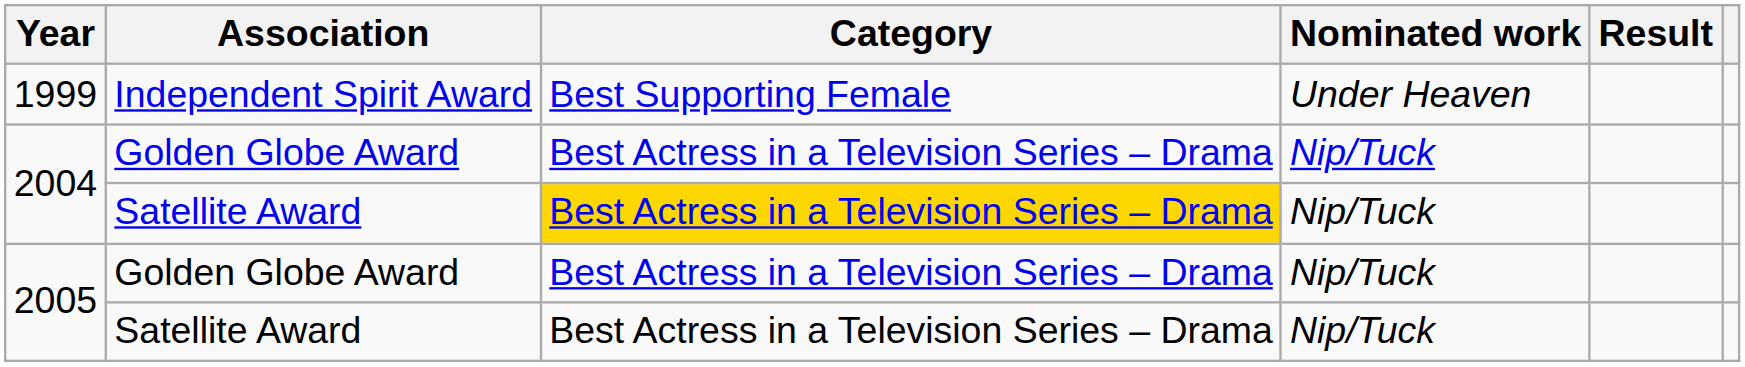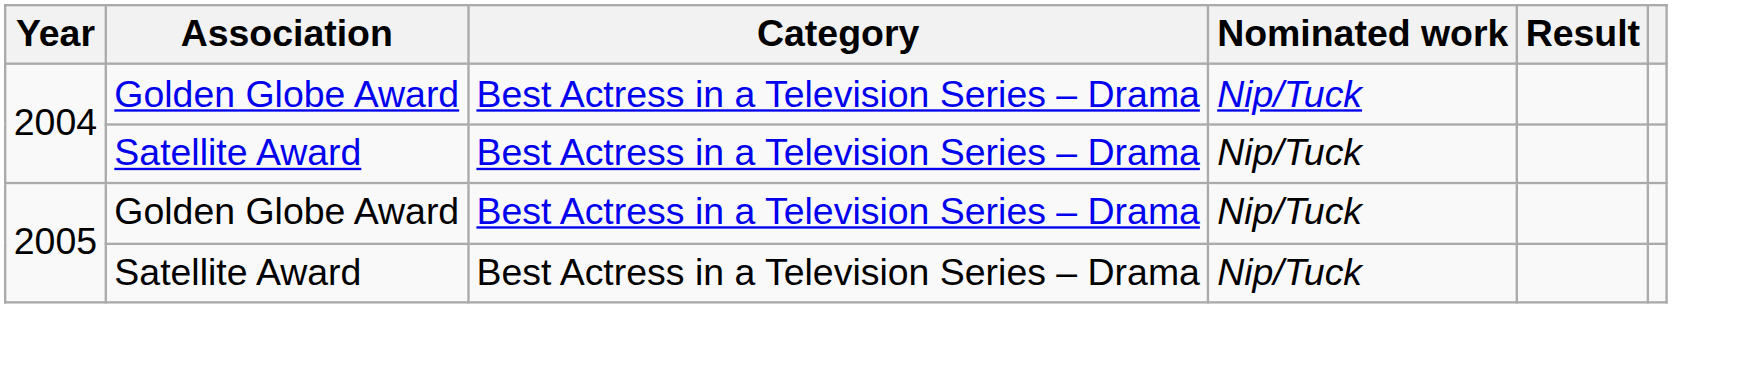- row: (55, 93)
(911, 212) gold background -> (838, 152) no background
